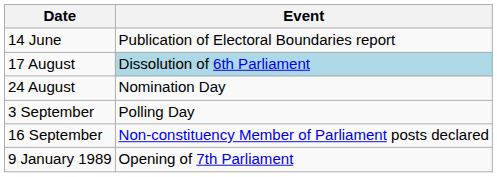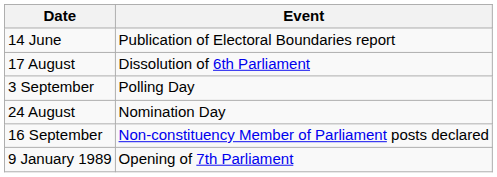(214, 64) lightblue background -> (214, 64) no background
rows swapped: (41, 87) <-> (51, 111)
